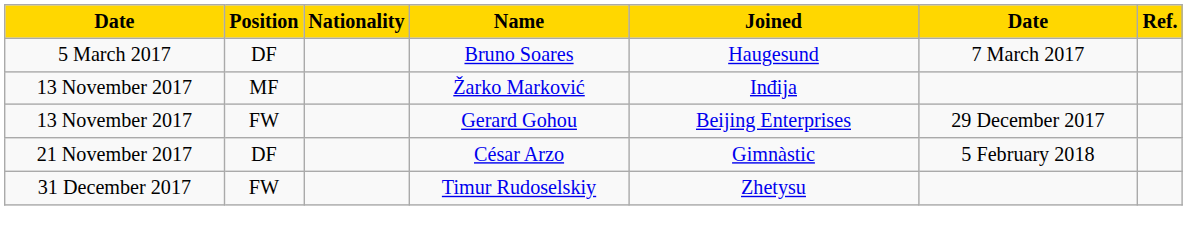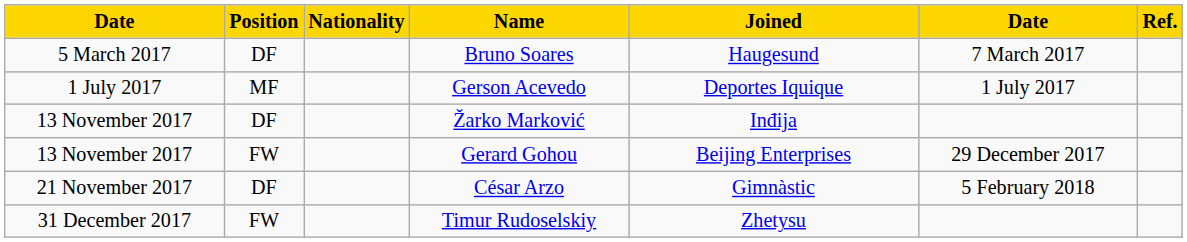+ row: (519, 88)
(264, 88) MF -> (264, 121) DF
